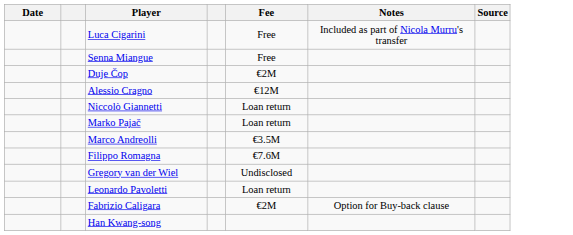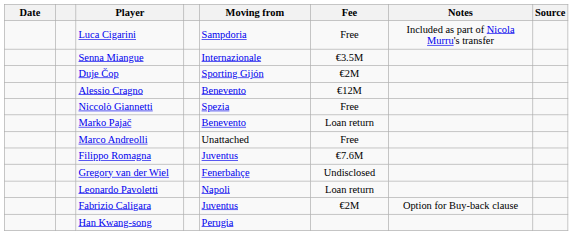+ column: (255, 12)
(266, 57) Free -> (349, 57) €3.5M
(266, 106) Loan return -> (349, 106) Free
(266, 139) €3.5M -> (349, 139) Free
